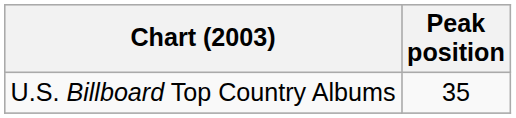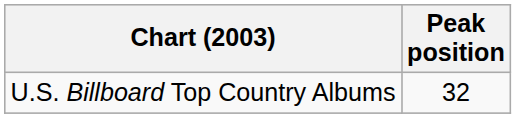(456, 92) 35 -> (456, 92) 32
